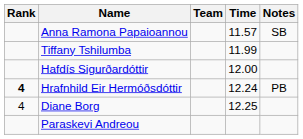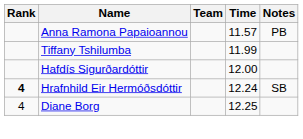(279, 32) SB -> (279, 32) PB
(279, 87) PB -> (279, 87) SB
- row: (90, 124)
